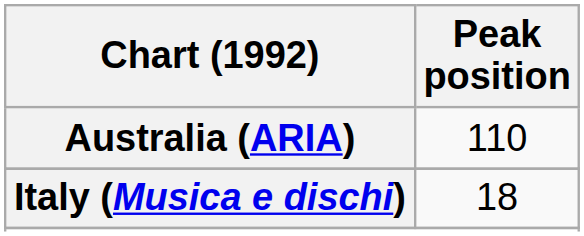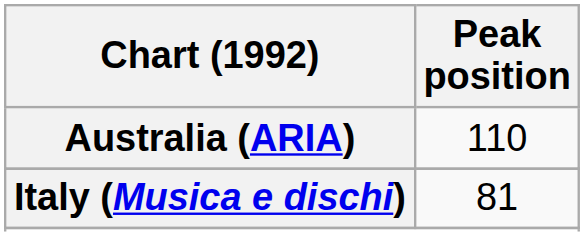(497, 197) 18 -> (497, 197) 81
